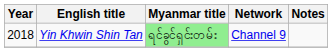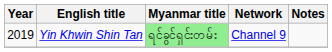(20, 35) 2018 -> (20, 35) 2019
